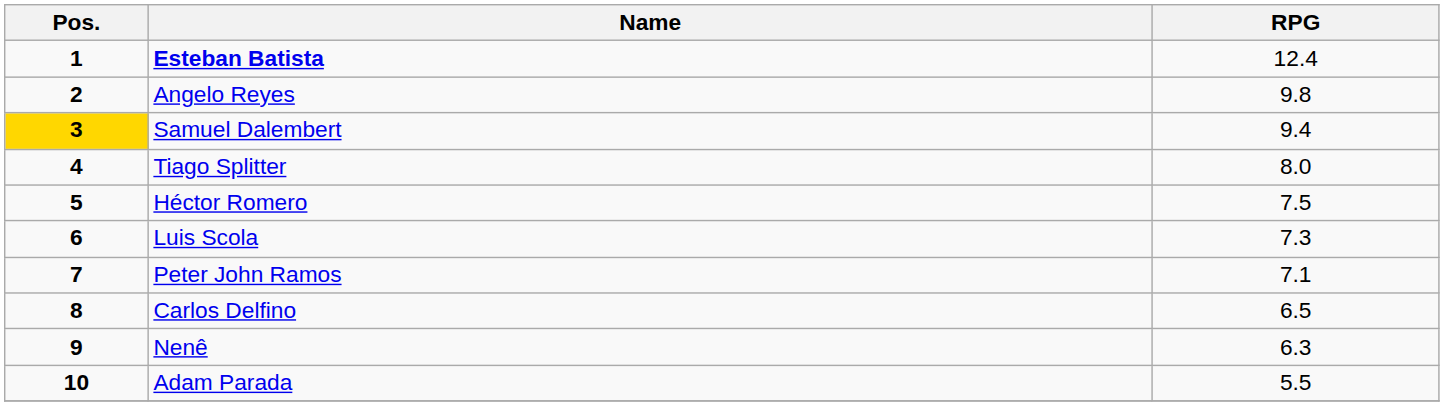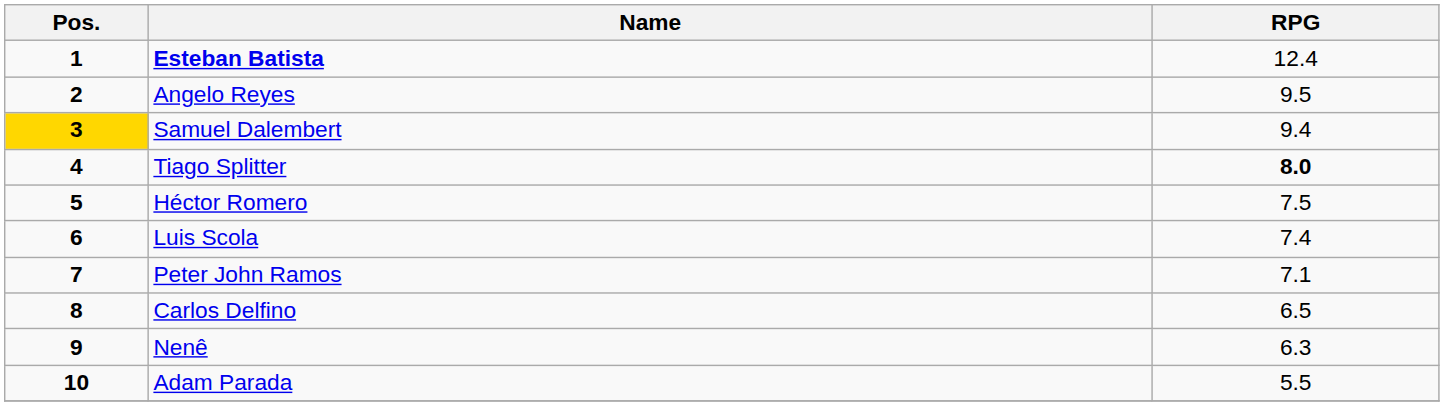(1296, 94) 9.8 -> (1296, 94) 9.5
(1296, 166) normal -> (1296, 166) bold
(1296, 238) 7.3 -> (1296, 238) 7.4
